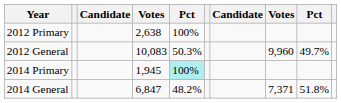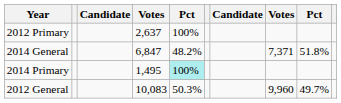(148, 32) 2,638 -> (148, 32) 2,637
rows swapped: (38, 51) <-> (38, 89)
(148, 70) 1,945 -> (148, 70) 1,495
